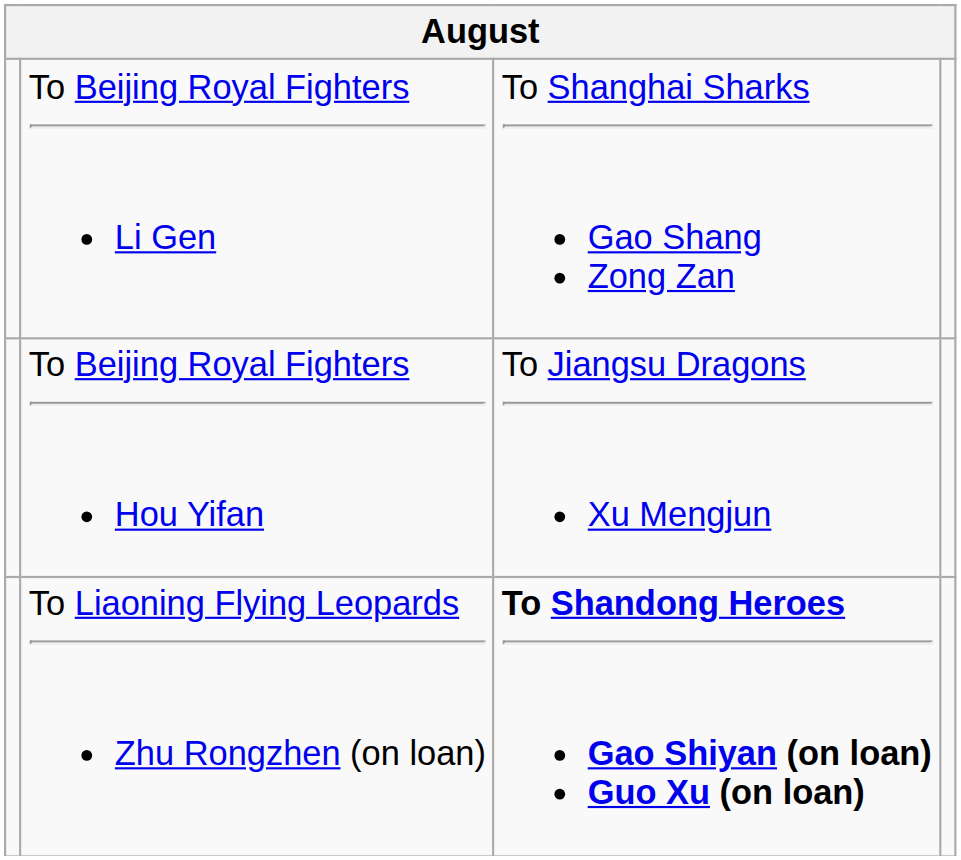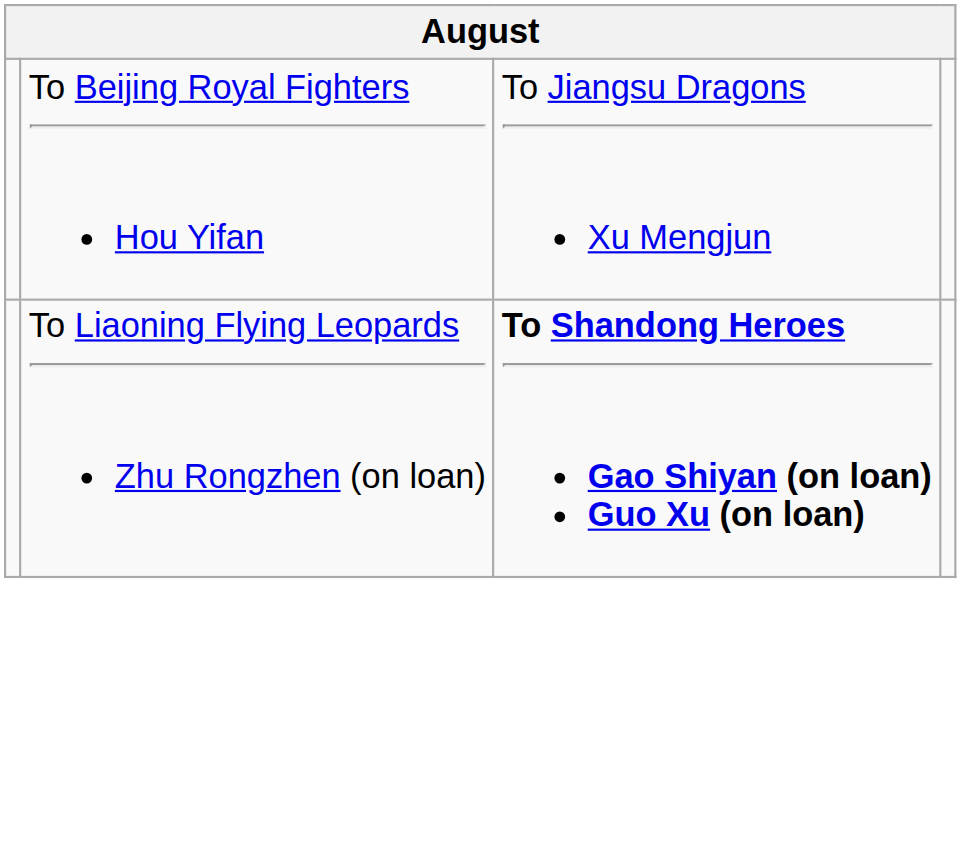- row: (257, 162)
